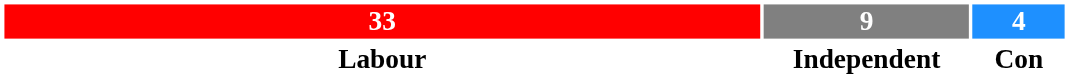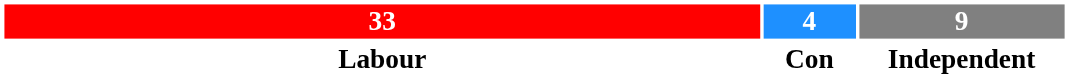columns swapped: (867, 21) <-> (1019, 21)
